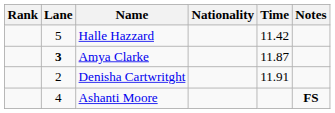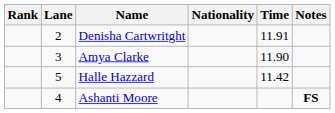rows swapped: (116, 35) <-> (132, 77)
(58, 56) bold -> (58, 56) normal
(275, 56) 11.87 -> (275, 56) 11.90
